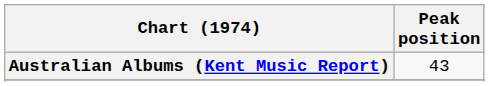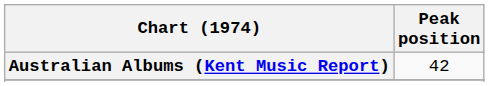(439, 66) 43 -> (439, 66) 42
